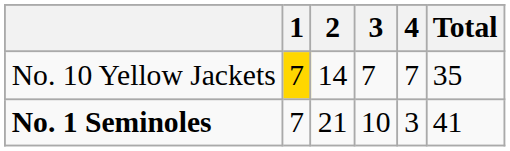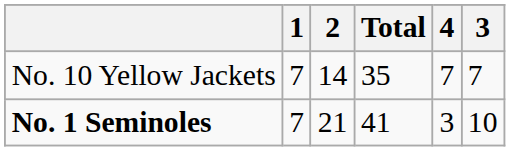columns swapped: (376, 27) <-> (465, 27)
(297, 74) gold background -> (297, 74) no background
